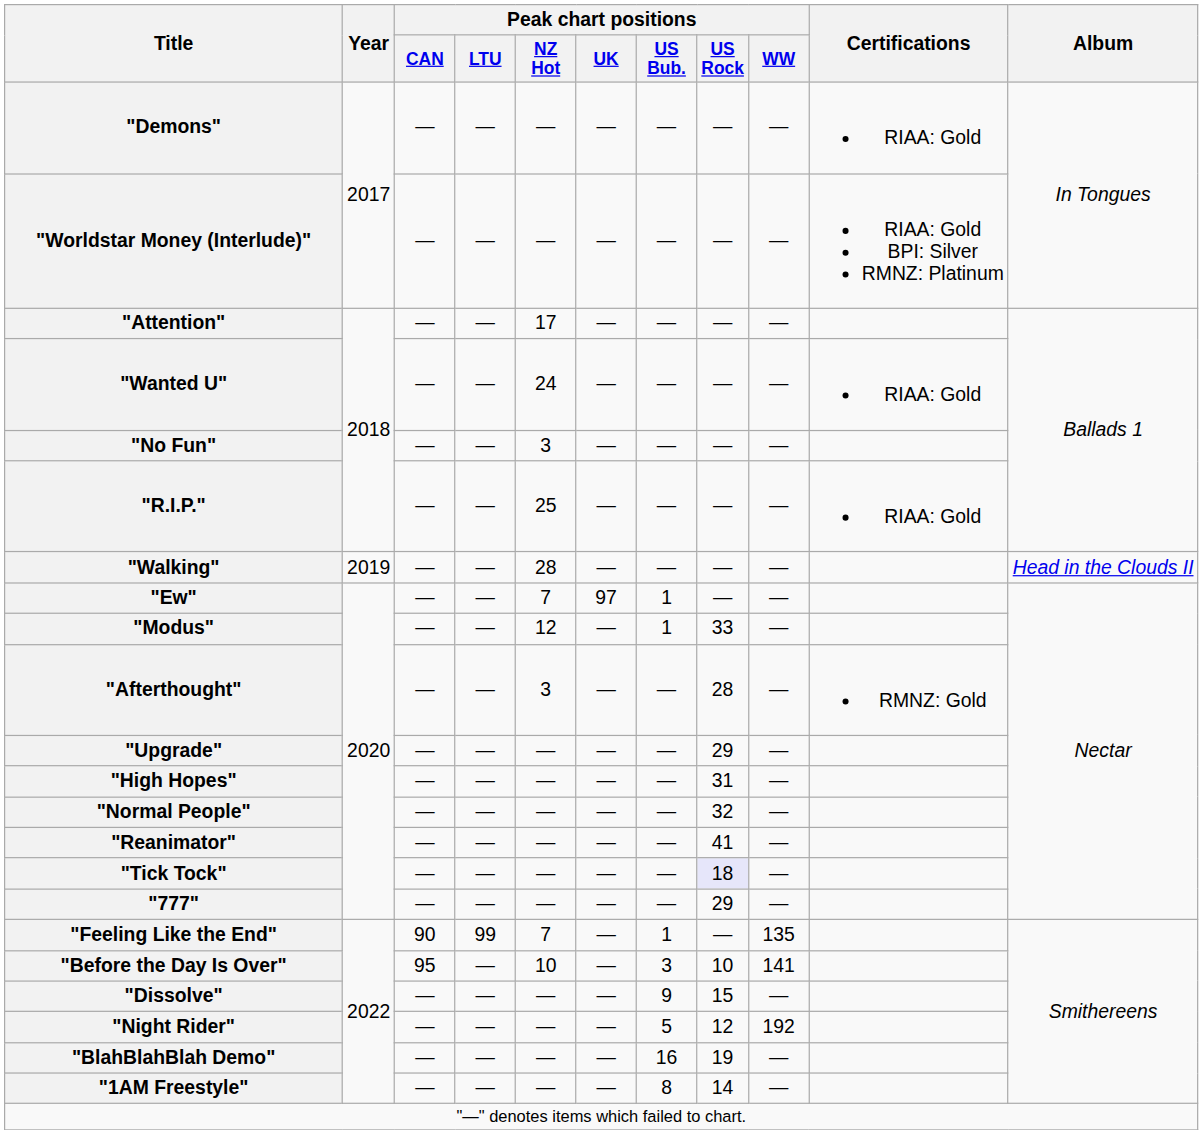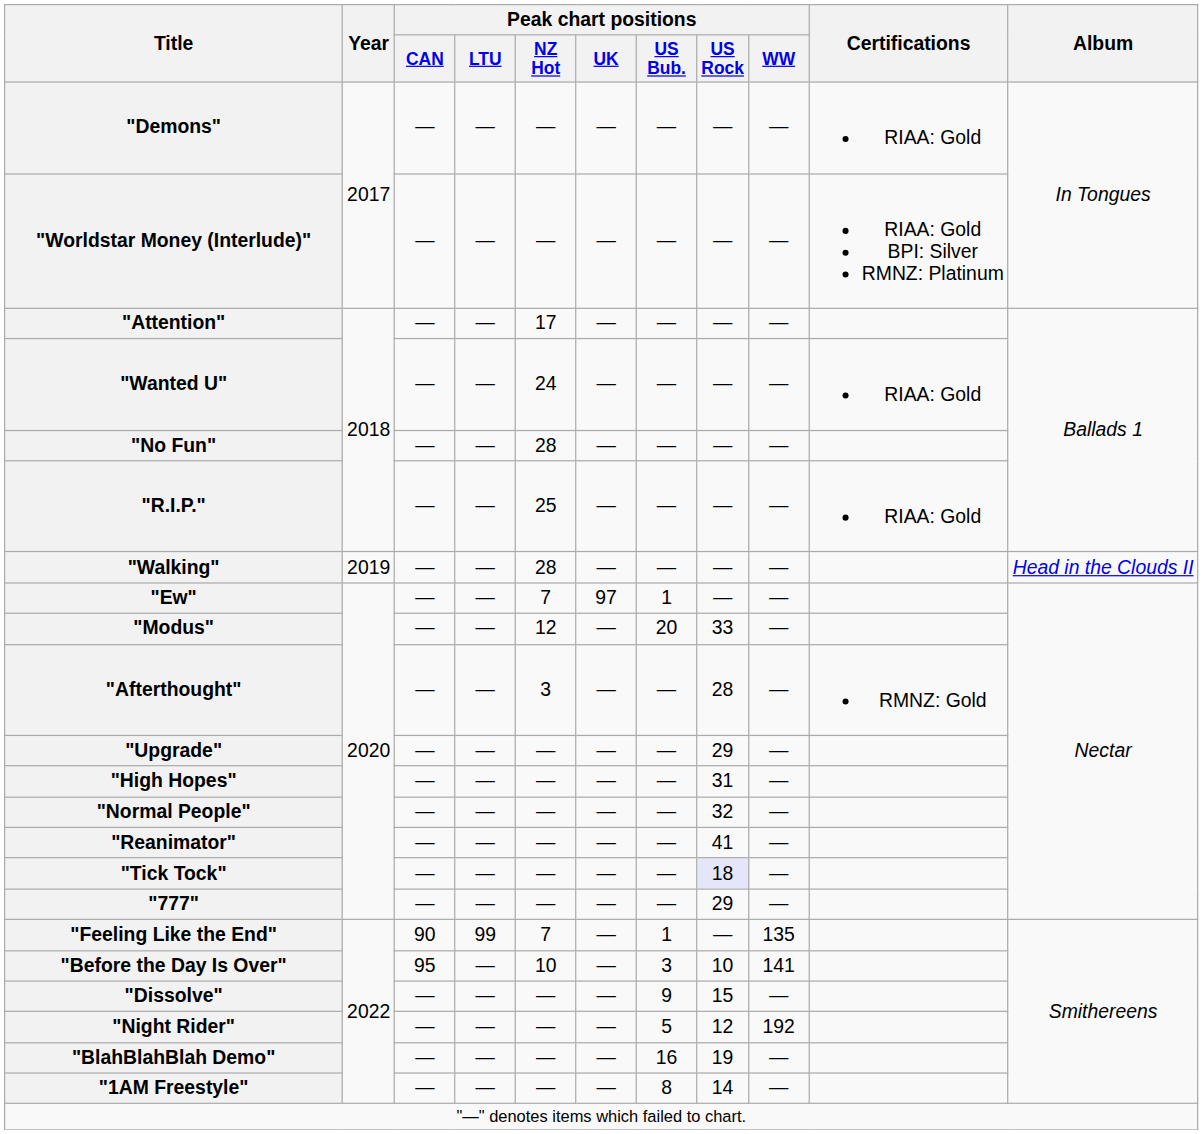(546, 445) 3 -> (546, 445) 28
(667, 628) 1 -> (667, 628) 20
